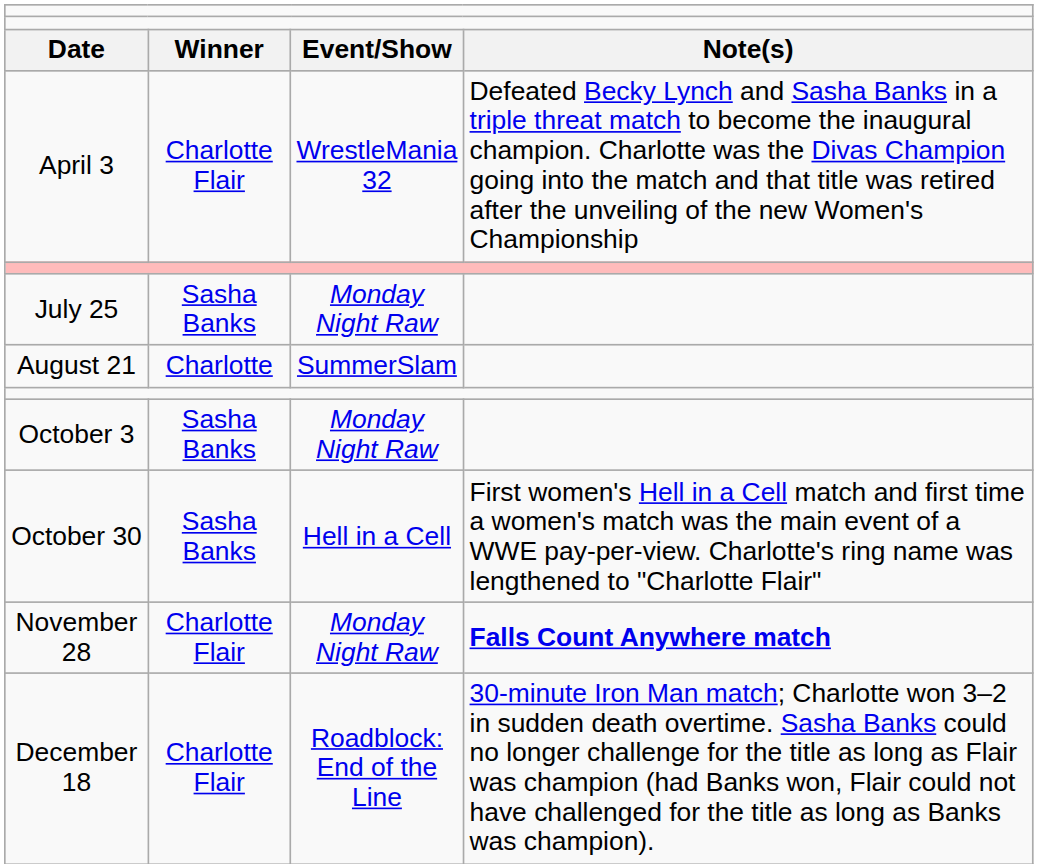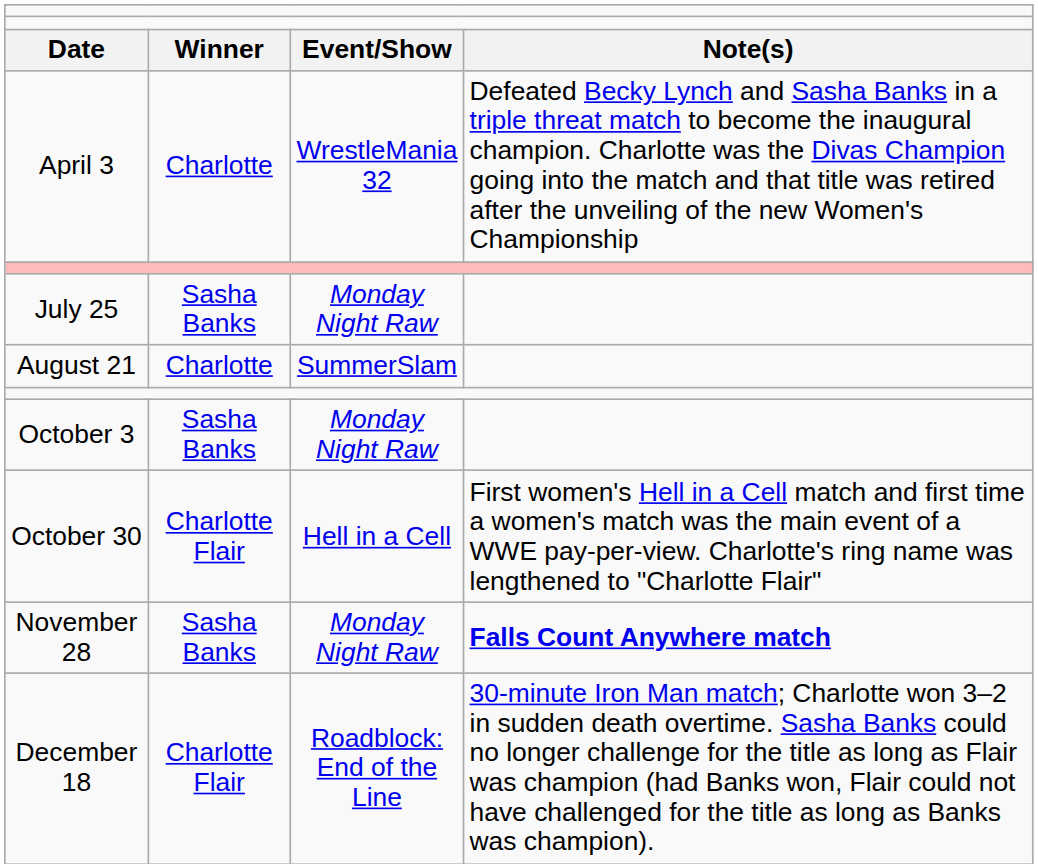(219, 165) Charlotte Flair -> (219, 165) Charlotte
(219, 535) Sasha Banks -> (219, 535) Charlotte Flair
(219, 637) Charlotte Flair -> (219, 637) Sasha Banks
